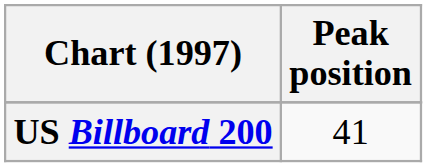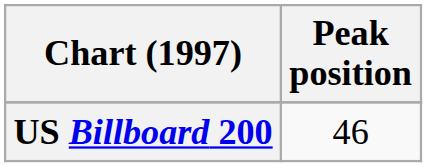(351, 131) 41 -> (351, 131) 46
